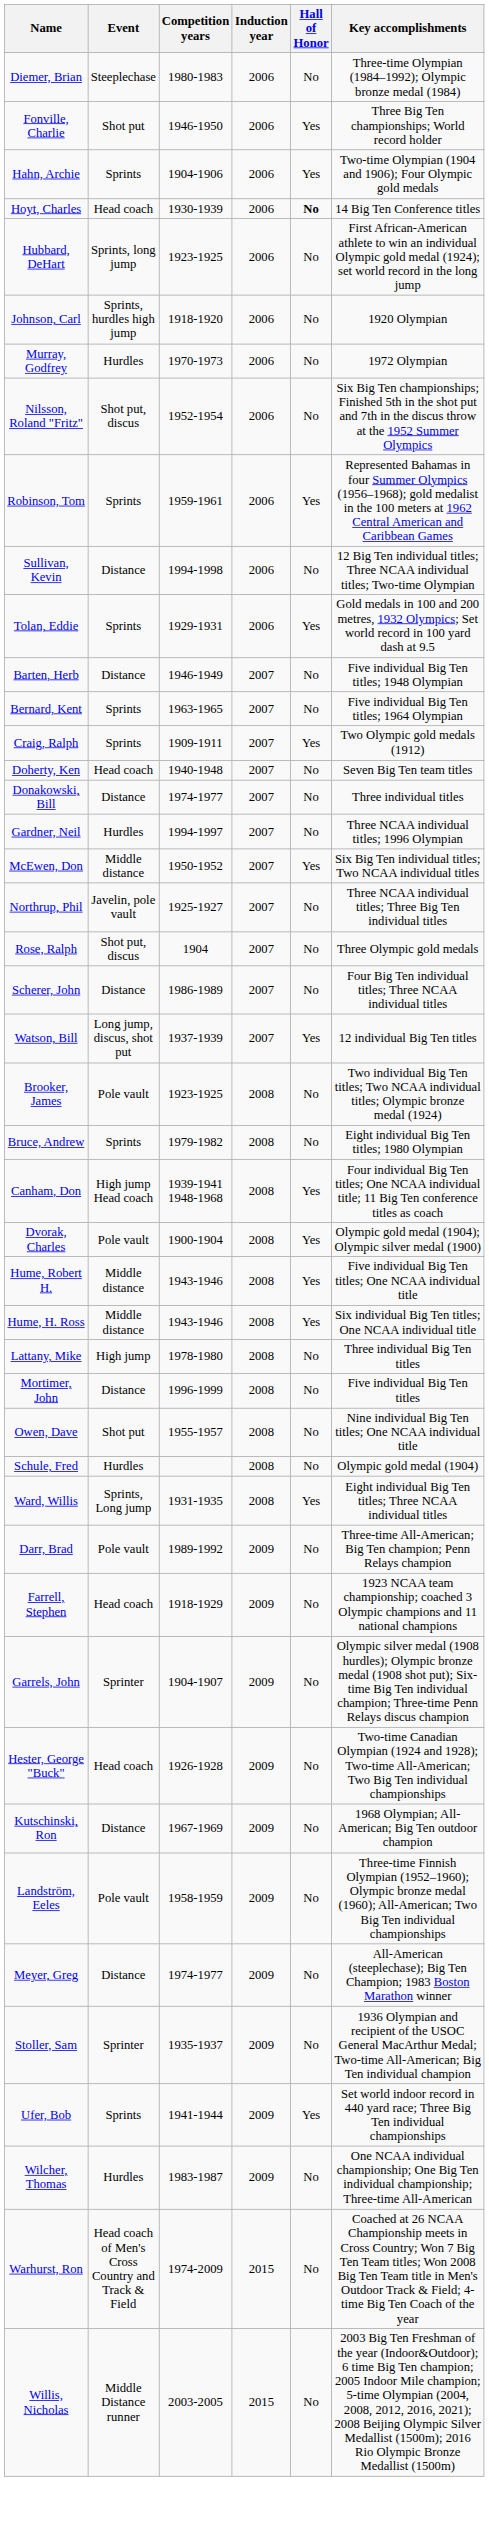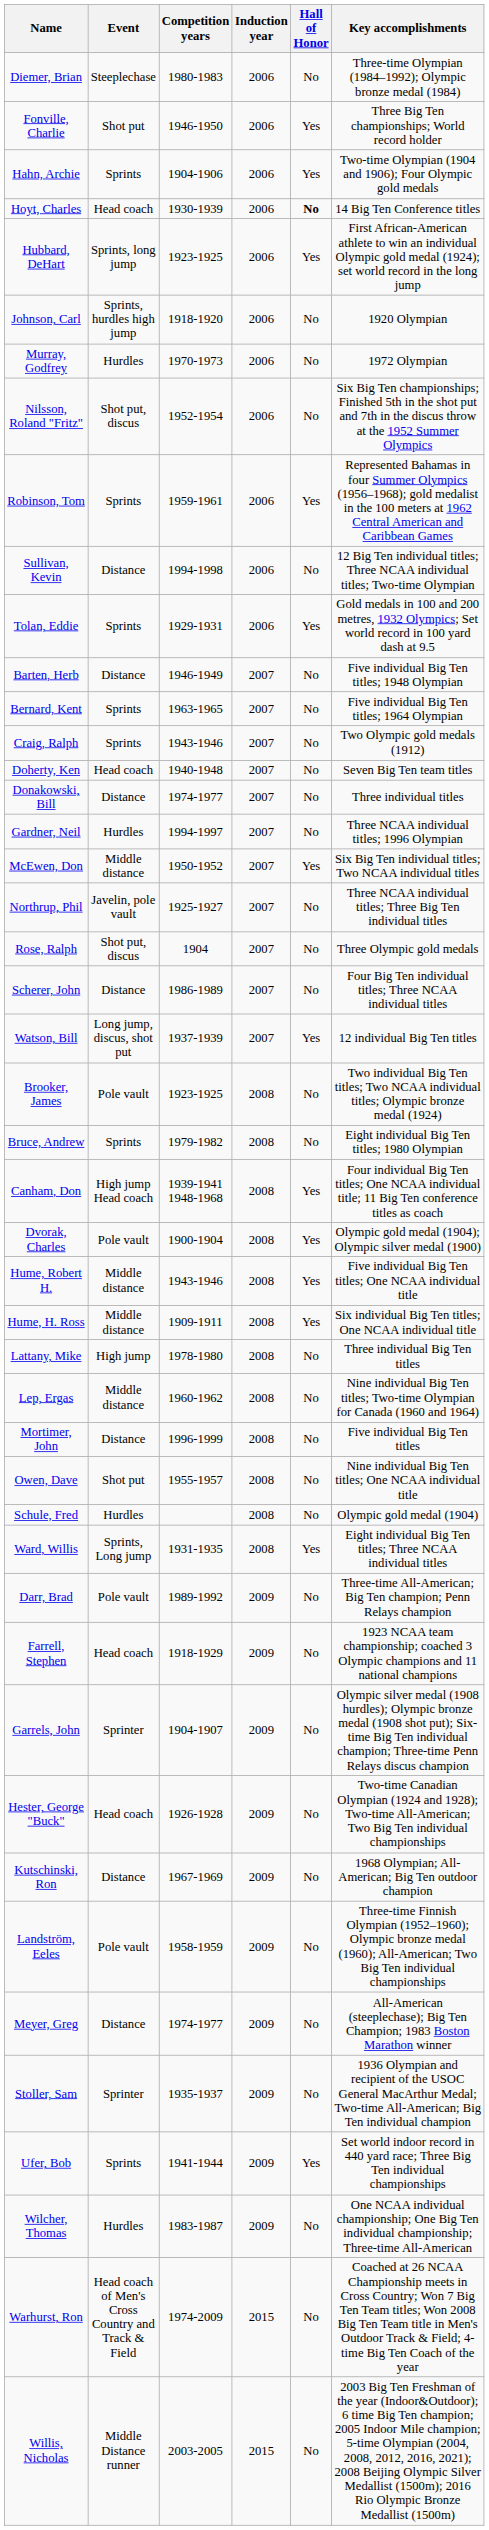(311, 256) No -> (311, 256) Yes
(195, 743) 1909-1911 -> (195, 743) 1943-1946
(311, 743) Yes -> (311, 743) No
(195, 1322) 1943-1946 -> (195, 1322) 1909-1911
+ row: (46, 1398)
